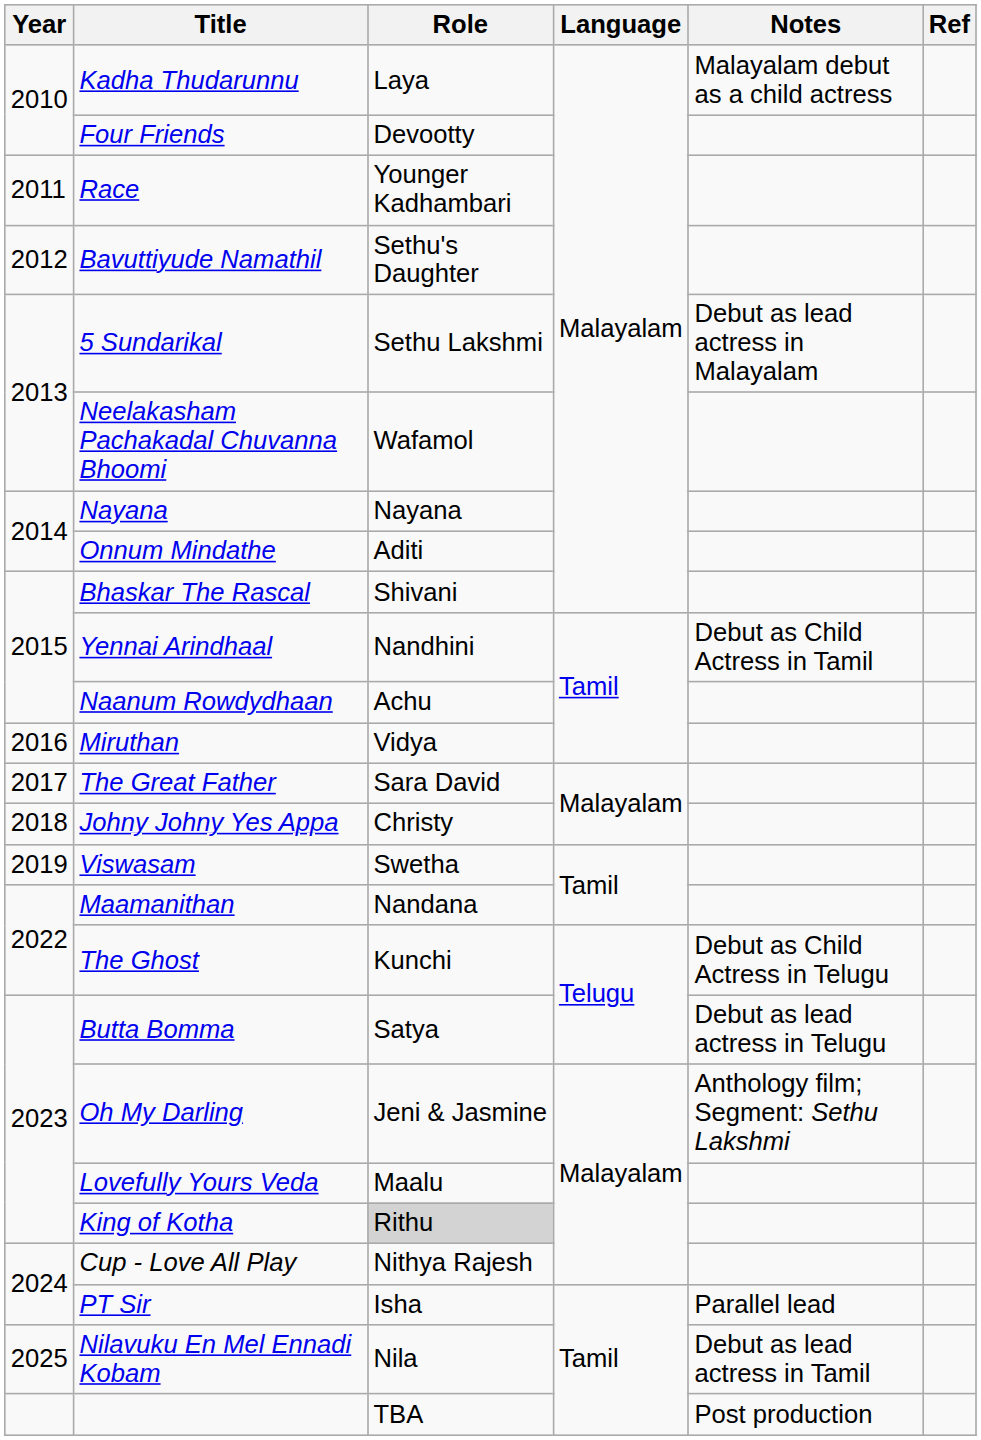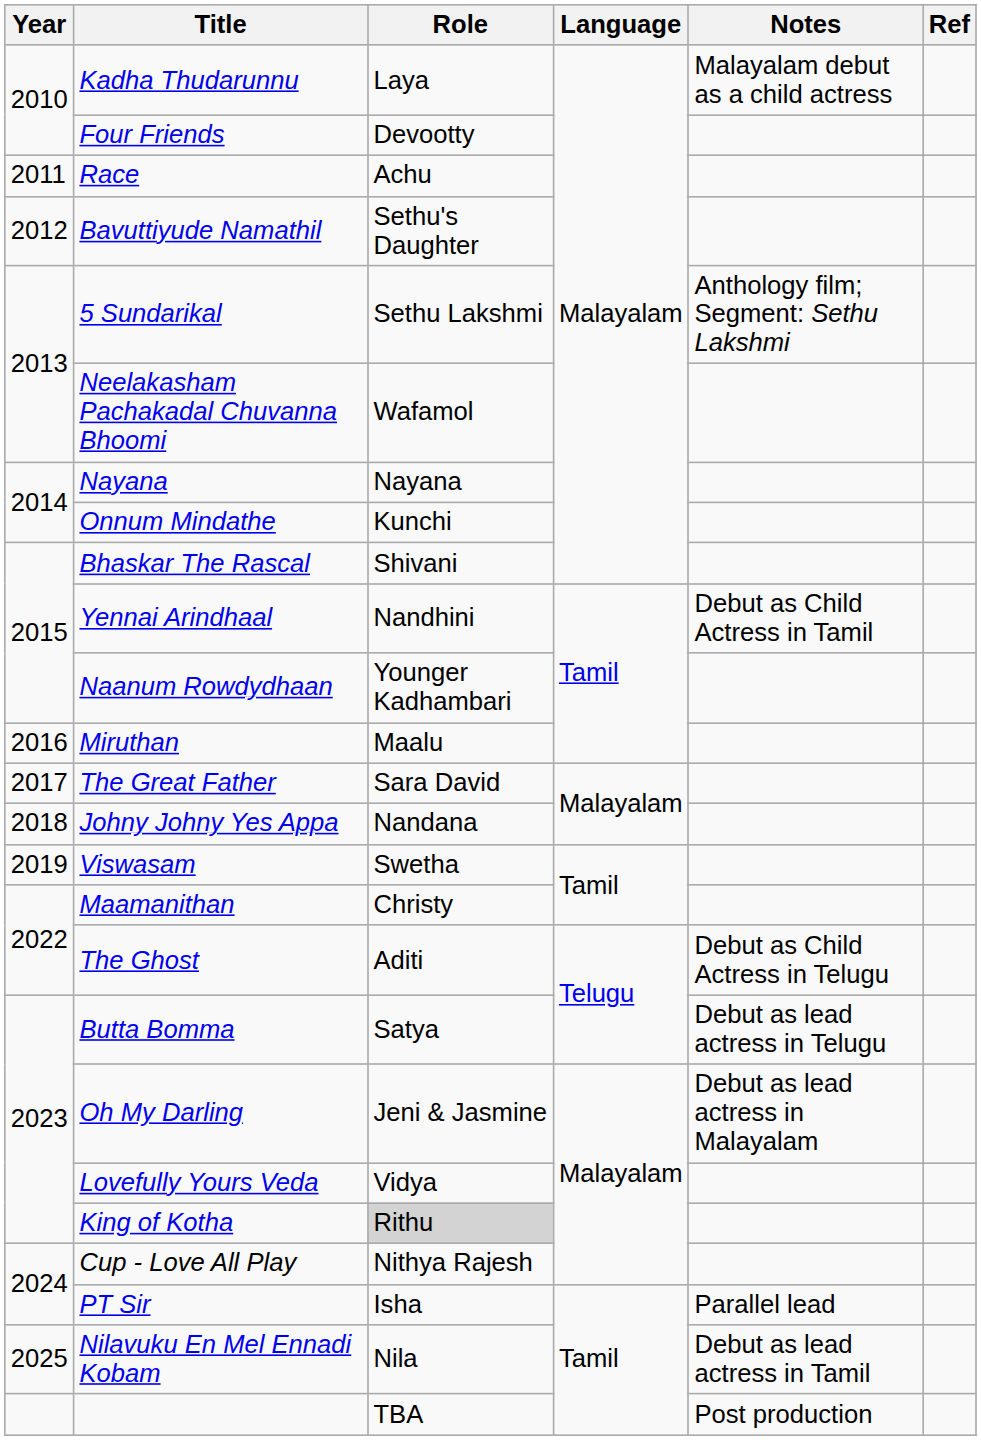(443, 189) Younger Kadhambari -> (403, 175) Achu
(773, 342) Debut as lead actress in Malayalam -> (786, 314) Anthology film; Segment: Sethu Lakshmi
(398, 551) Aditi -> (413, 522) Kunchi
(403, 701) Achu -> (443, 687) Younger Kadhambari
(405, 742) Vidya -> (408, 742) Maalu
(413, 823) Christy -> (425, 823) Nandana
(425, 904) Nandana -> (413, 904) Christy
(413, 959) Kunchi -> (398, 959) Aditi
(786, 1112) Anthology film; Segment: Sethu Lakshmi -> (773, 1112) Debut as lead actress in Malayalam
(408, 1182) Maalu -> (405, 1182) Vidya
